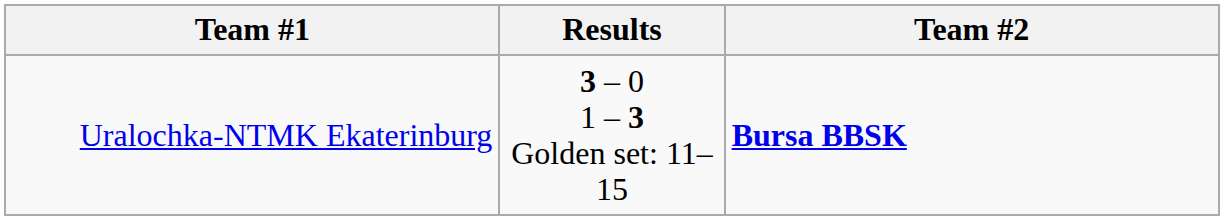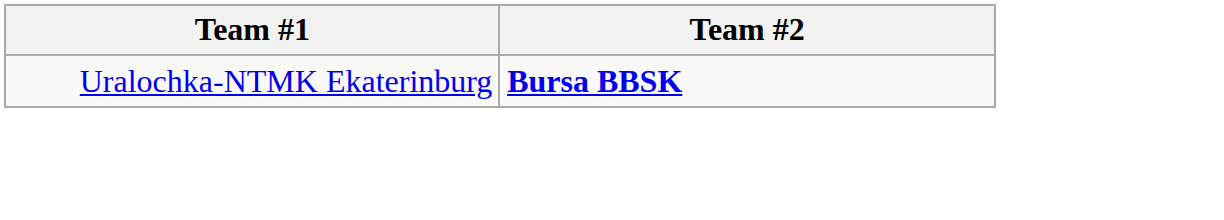- column: (612, 29)
